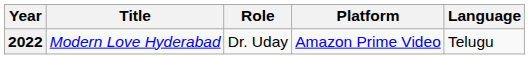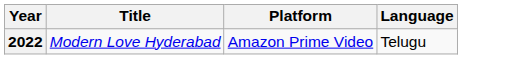- column: (258, 16)
